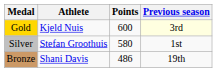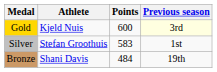(125, 43) 580 -> (125, 43) 583
(125, 59) 486 -> (125, 59) 484
